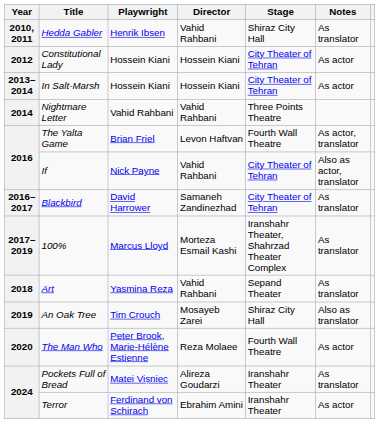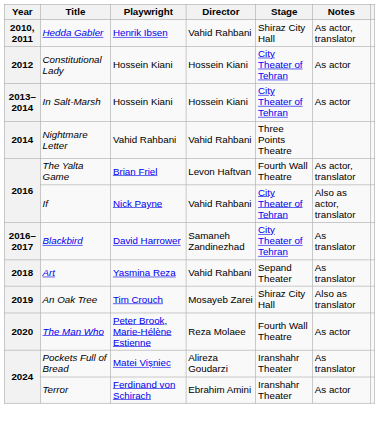(338, 33) As translator -> (335, 33) As actor, translator
- row: (54, 245)
